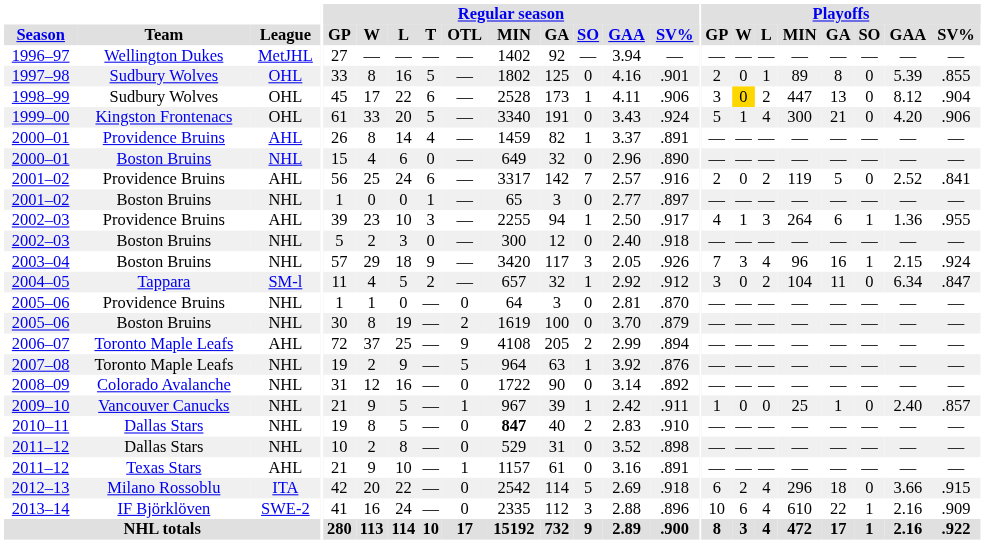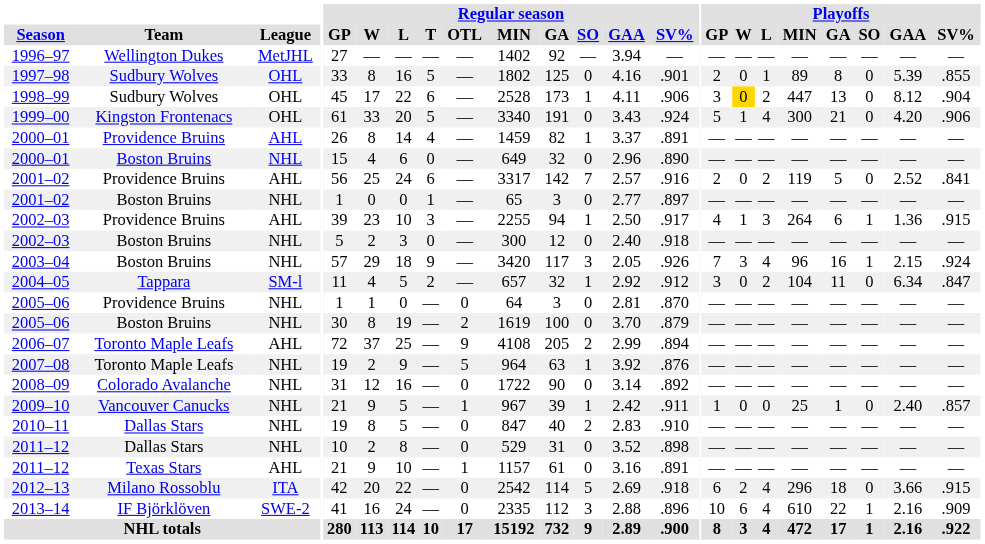(956, 220) .955 -> (956, 220) .915
(514, 426) bold -> (514, 426) normal
